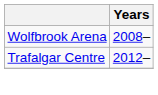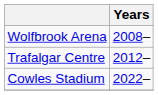+ row: (56, 79)
